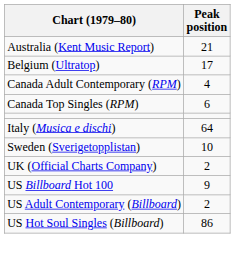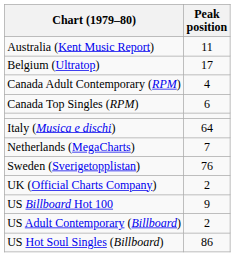(207, 46) 21 -> (207, 46) 11
+ row: (71, 147)
(207, 147) 10 -> (207, 166) 76
